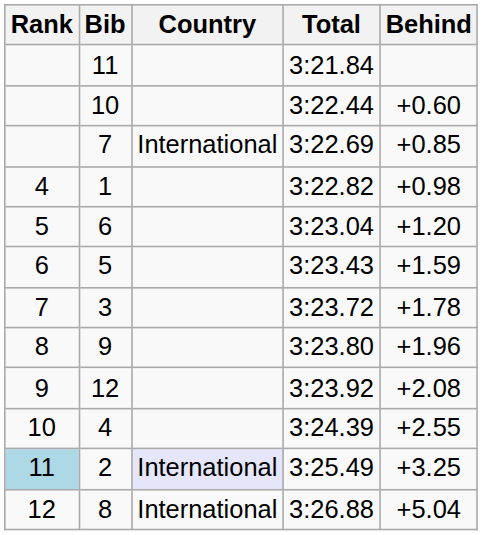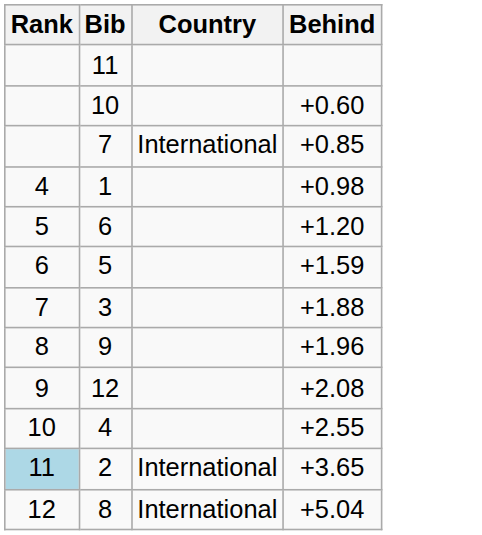- column: (331, 24)
(429, 307) +1.78 -> (332, 307) +1.88
(207, 468) lavender background -> (207, 468) no background
(429, 468) +3.25 -> (332, 468) +3.65
